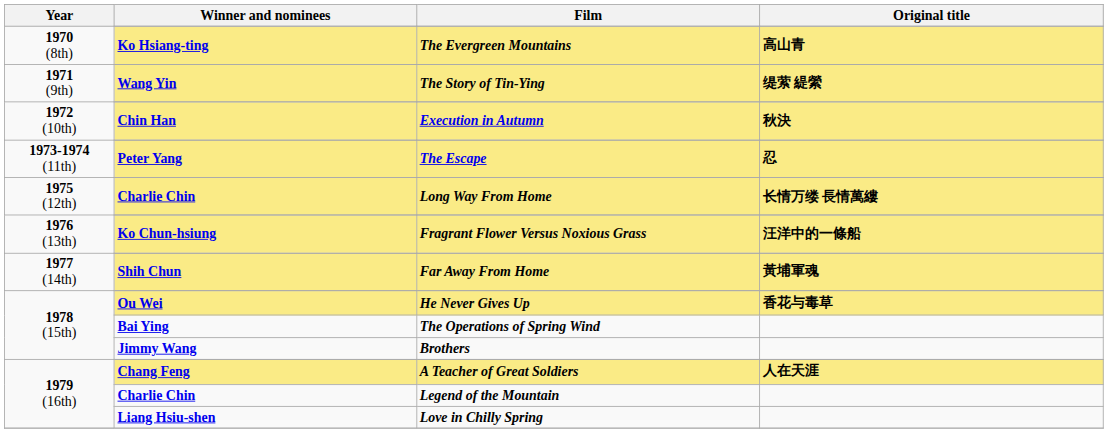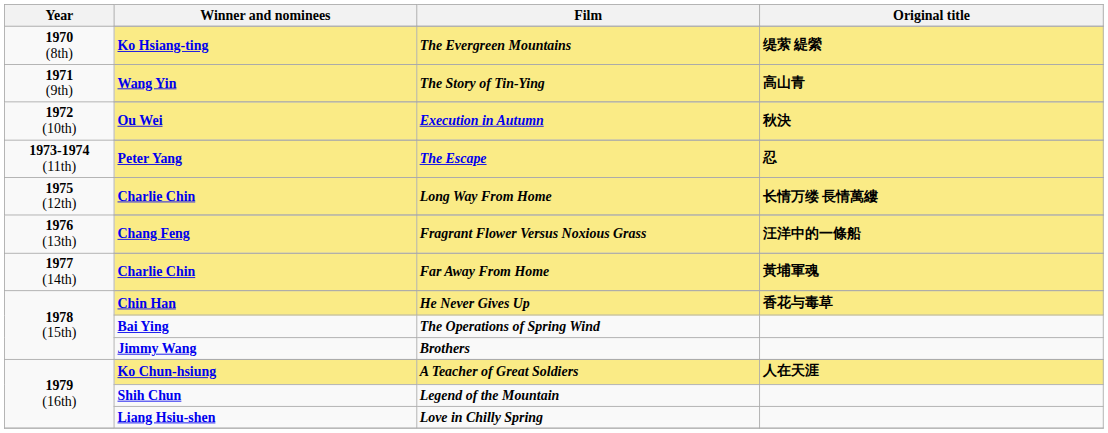(784, 45) 高山青 -> (793, 45) 缇萦 緹縈
(793, 82) 缇萦 緹縈 -> (784, 82) 高山青
(147, 120) Chin Han -> (140, 120) Ou Wei
(167, 234) Ko Chun-hsiung -> (154, 234) Chang Feng
(149, 271) Shih Chun -> (156, 271) Charlie Chin
(140, 303) Ou Wei -> (147, 303) Chin Han
(154, 371) Chang Feng -> (167, 371) Ko Chun-hsiung
(156, 395) Charlie Chin -> (149, 395) Shih Chun
